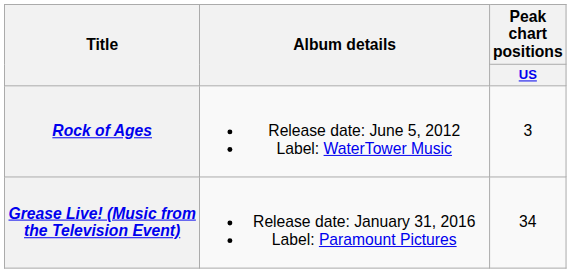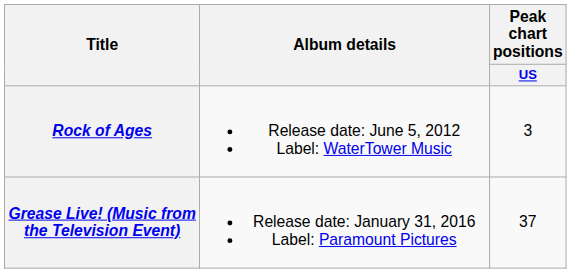(528, 222) 34 -> (528, 222) 37
